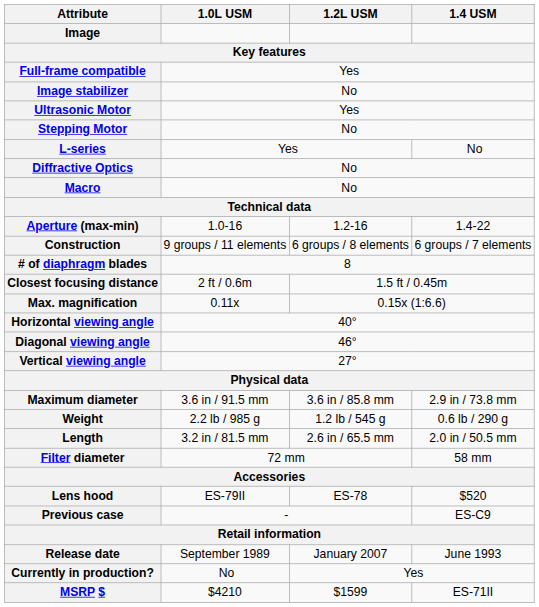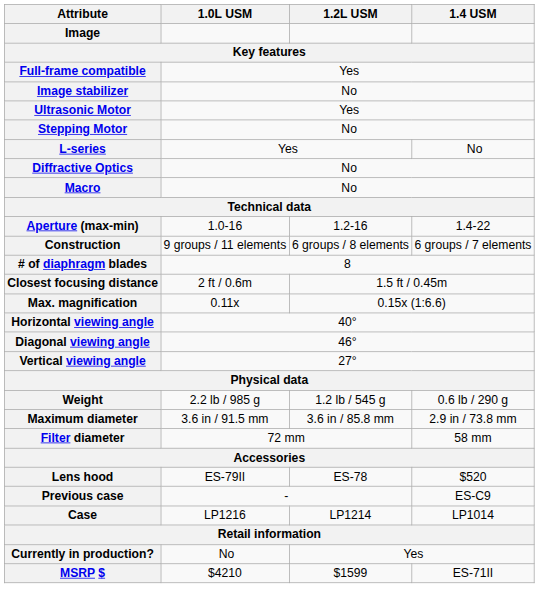rows swapped: (83, 419) <-> (83, 399)
- row: (83, 438)
+ row: (83, 515)
- row: (83, 554)
